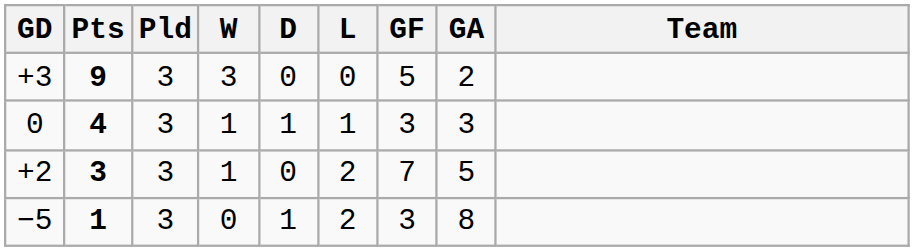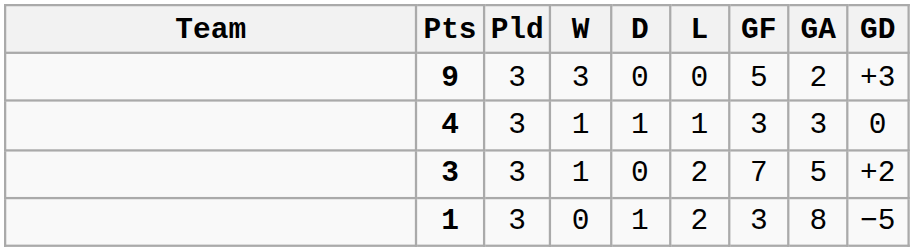columns swapped: (702, 29) <-> (35, 29)
